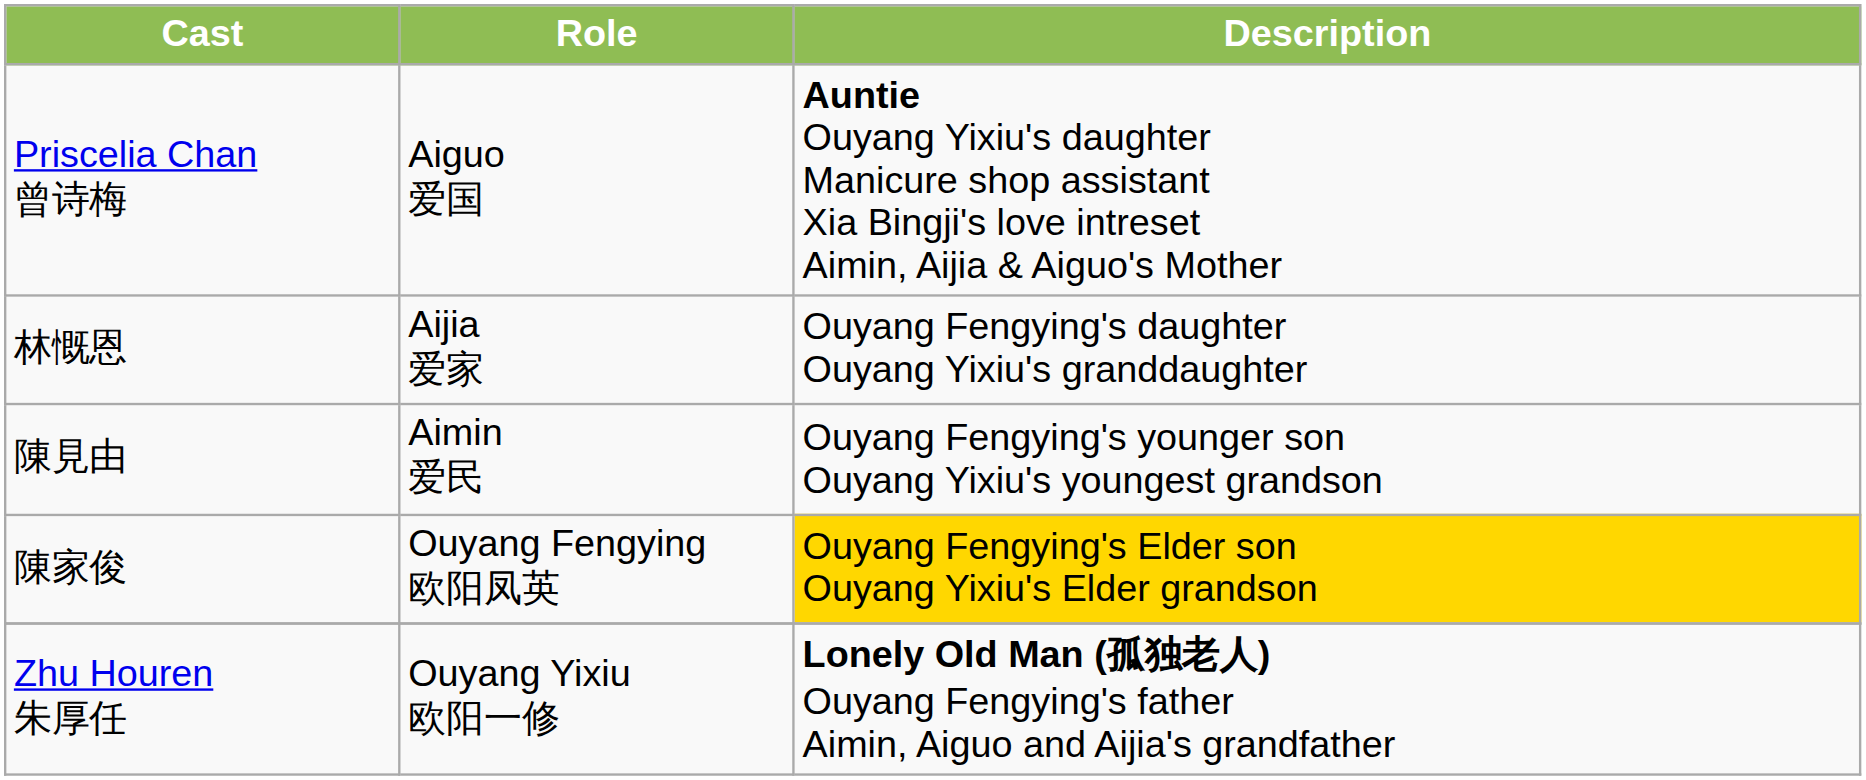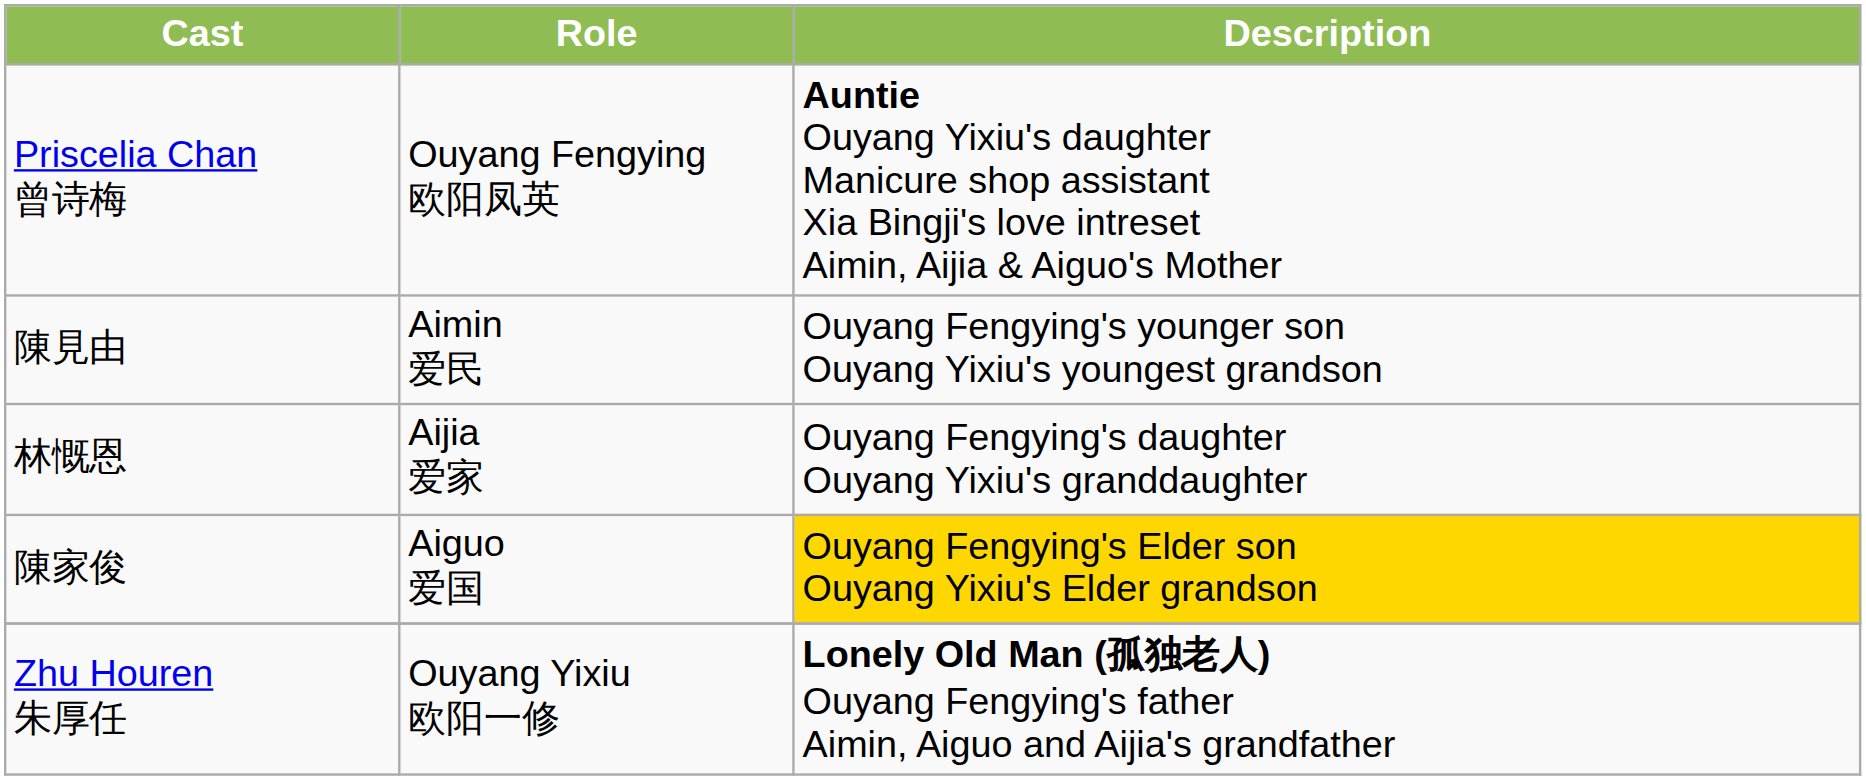(457, 176) Aiguo 爱国 -> (557, 176) Ouyang Fengying 欧阳凤英
rows swapped: (71, 457) <-> (71, 347)
(557, 565) Ouyang Fengying 欧阳凤英 -> (457, 565) Aiguo 爱国
